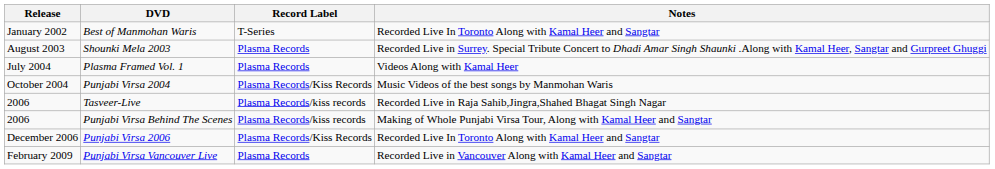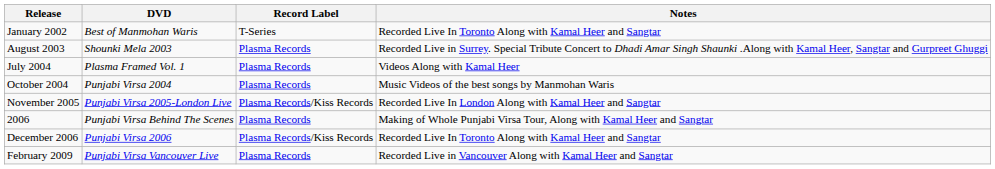(305, 84) Plasma Records/Kiss Records -> (275, 84) Plasma Records
+ row: (158, 102)
- row: (112, 102)
(302, 119) Plasma Records/kiss records -> (275, 119) Plasma Records
